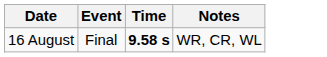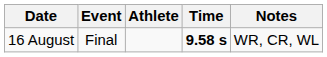+ column: (154, 16)
